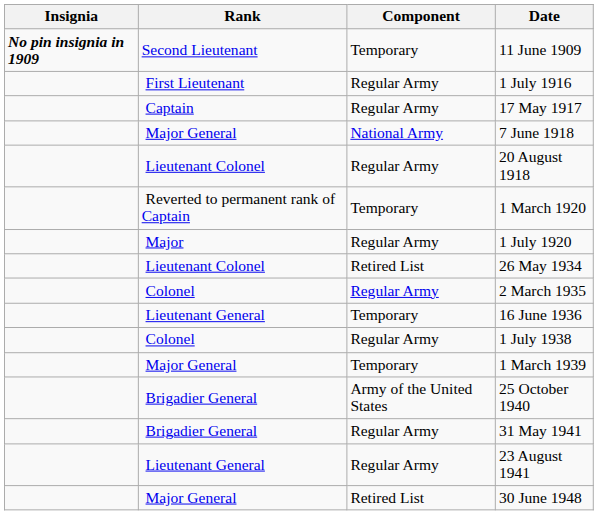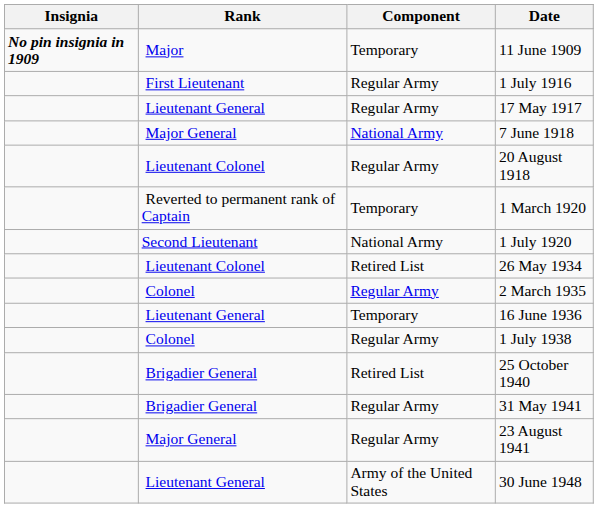(200, 50) Second Lieutenant -> (163, 50) Major
(168, 108) Captain -> (203, 108) Lieutenant General
(163, 241) Major -> (200, 241) Second Lieutenant
(395, 241) Regular Army -> (397, 241) National Army
- row: (543, 364)
(411, 397) Army of the United States -> (387, 373) Retired List
(203, 464) Lieutenant General -> (189, 439) Major General
(189, 497) Major General -> (203, 482) Lieutenant General
(387, 497) Retired List -> (411, 482) Army of the United States
